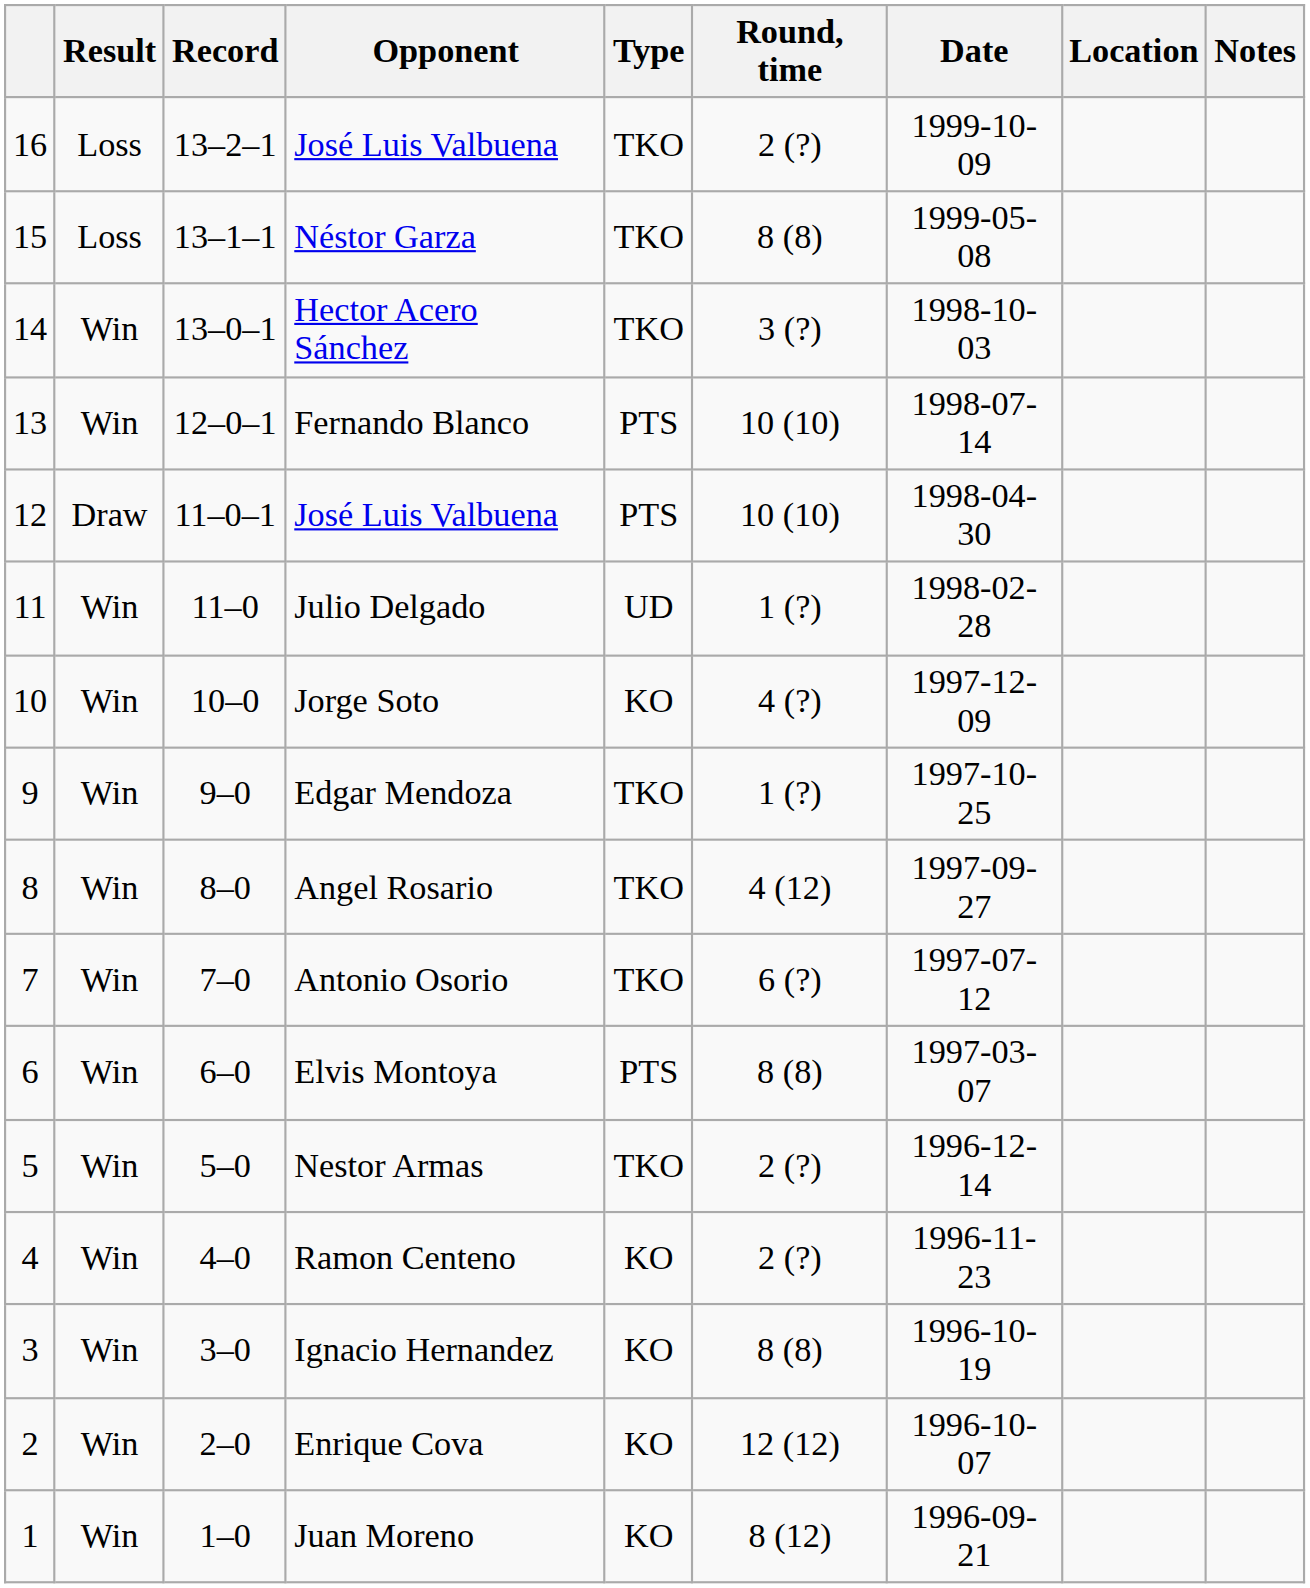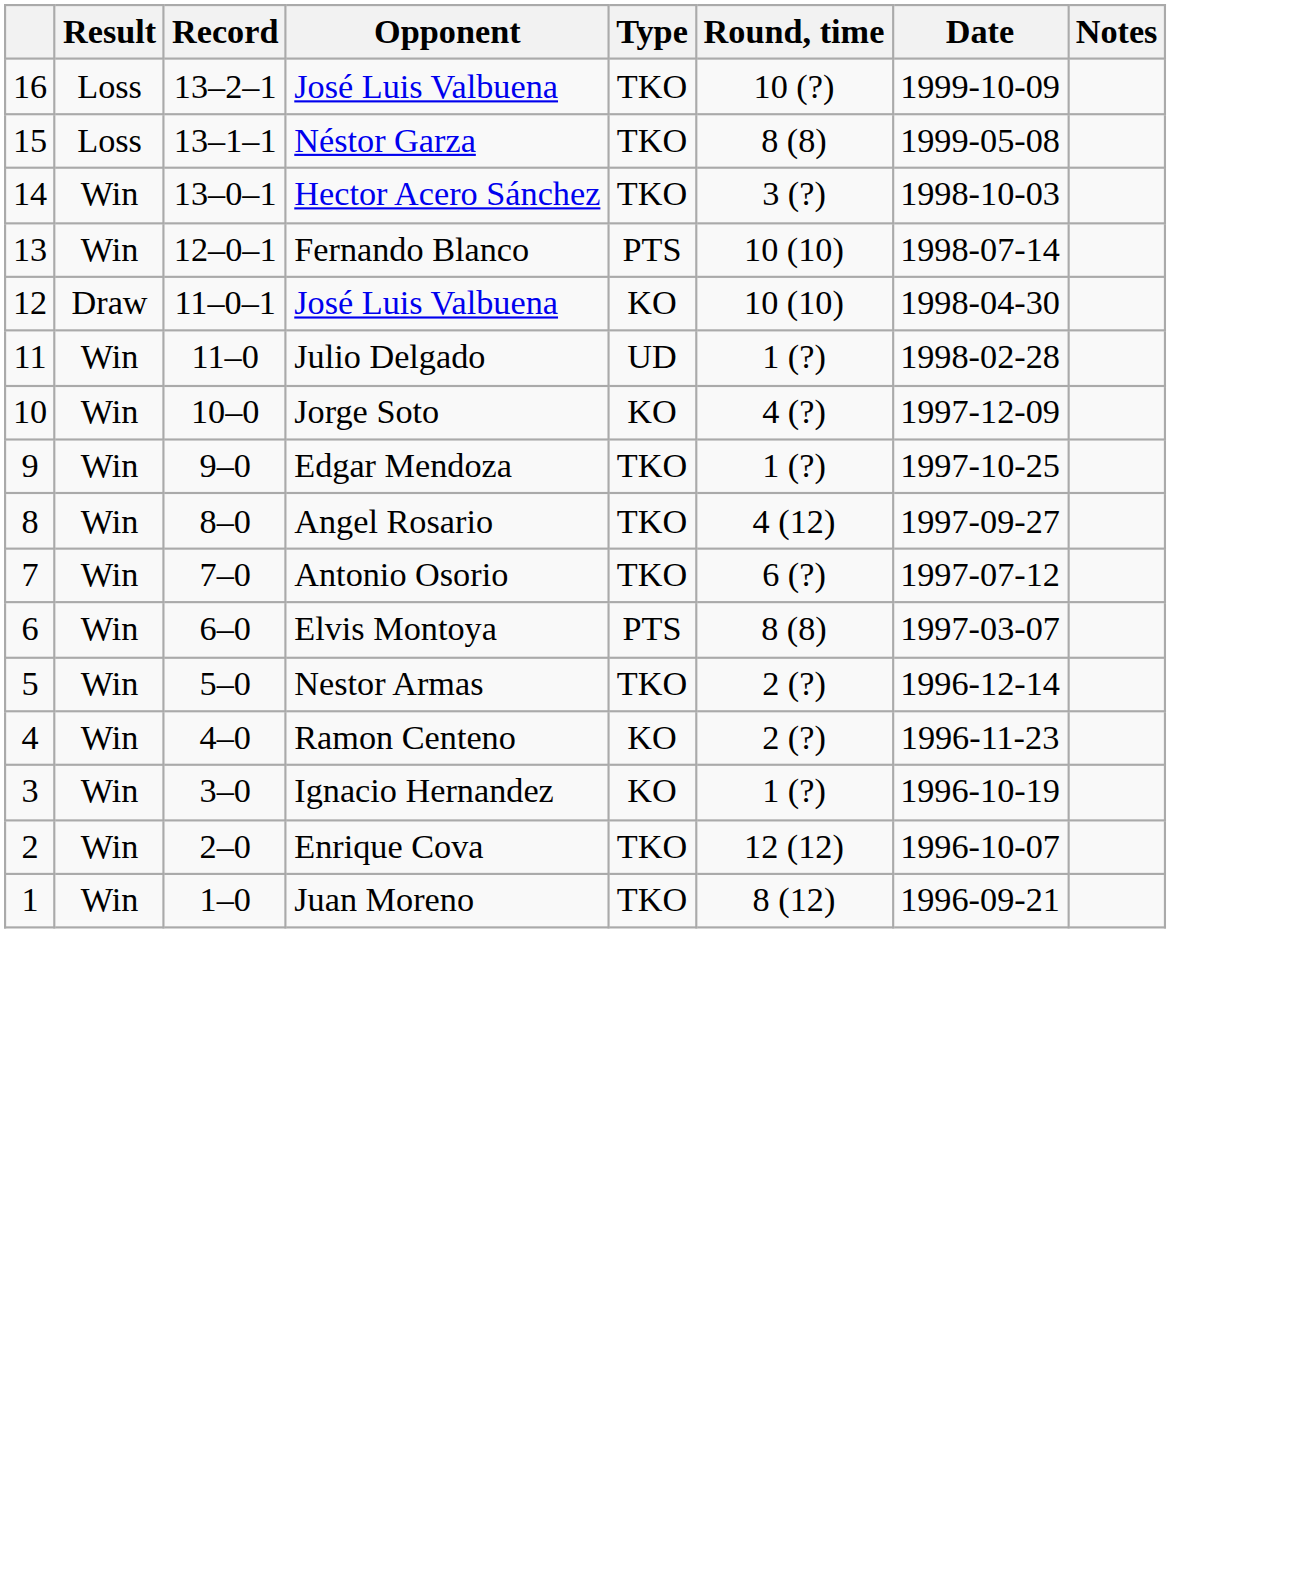- column: (1134, 50)
(790, 143) 2 (?) -> (794, 85) 10 (?)
(649, 515) PTS -> (652, 303) KO
(790, 1350) 8 (8) -> (794, 791) 1 (?)
(649, 1443) KO -> (652, 846) TKO
(649, 1536) KO -> (652, 900) TKO
